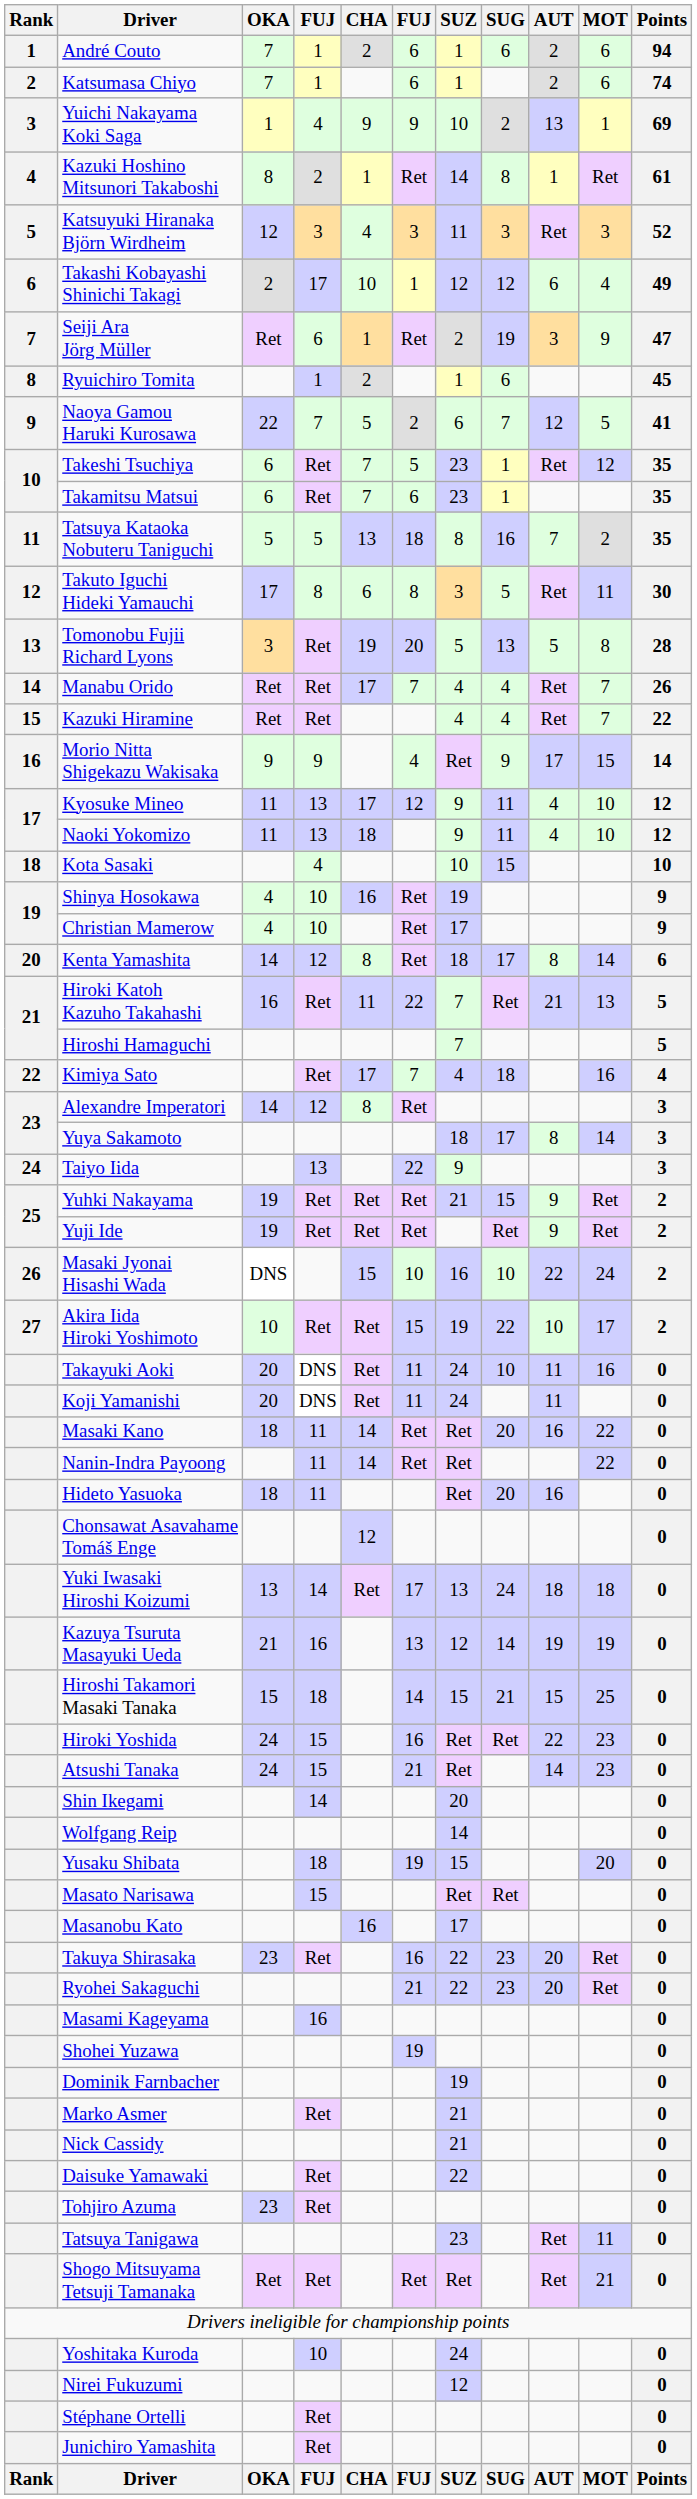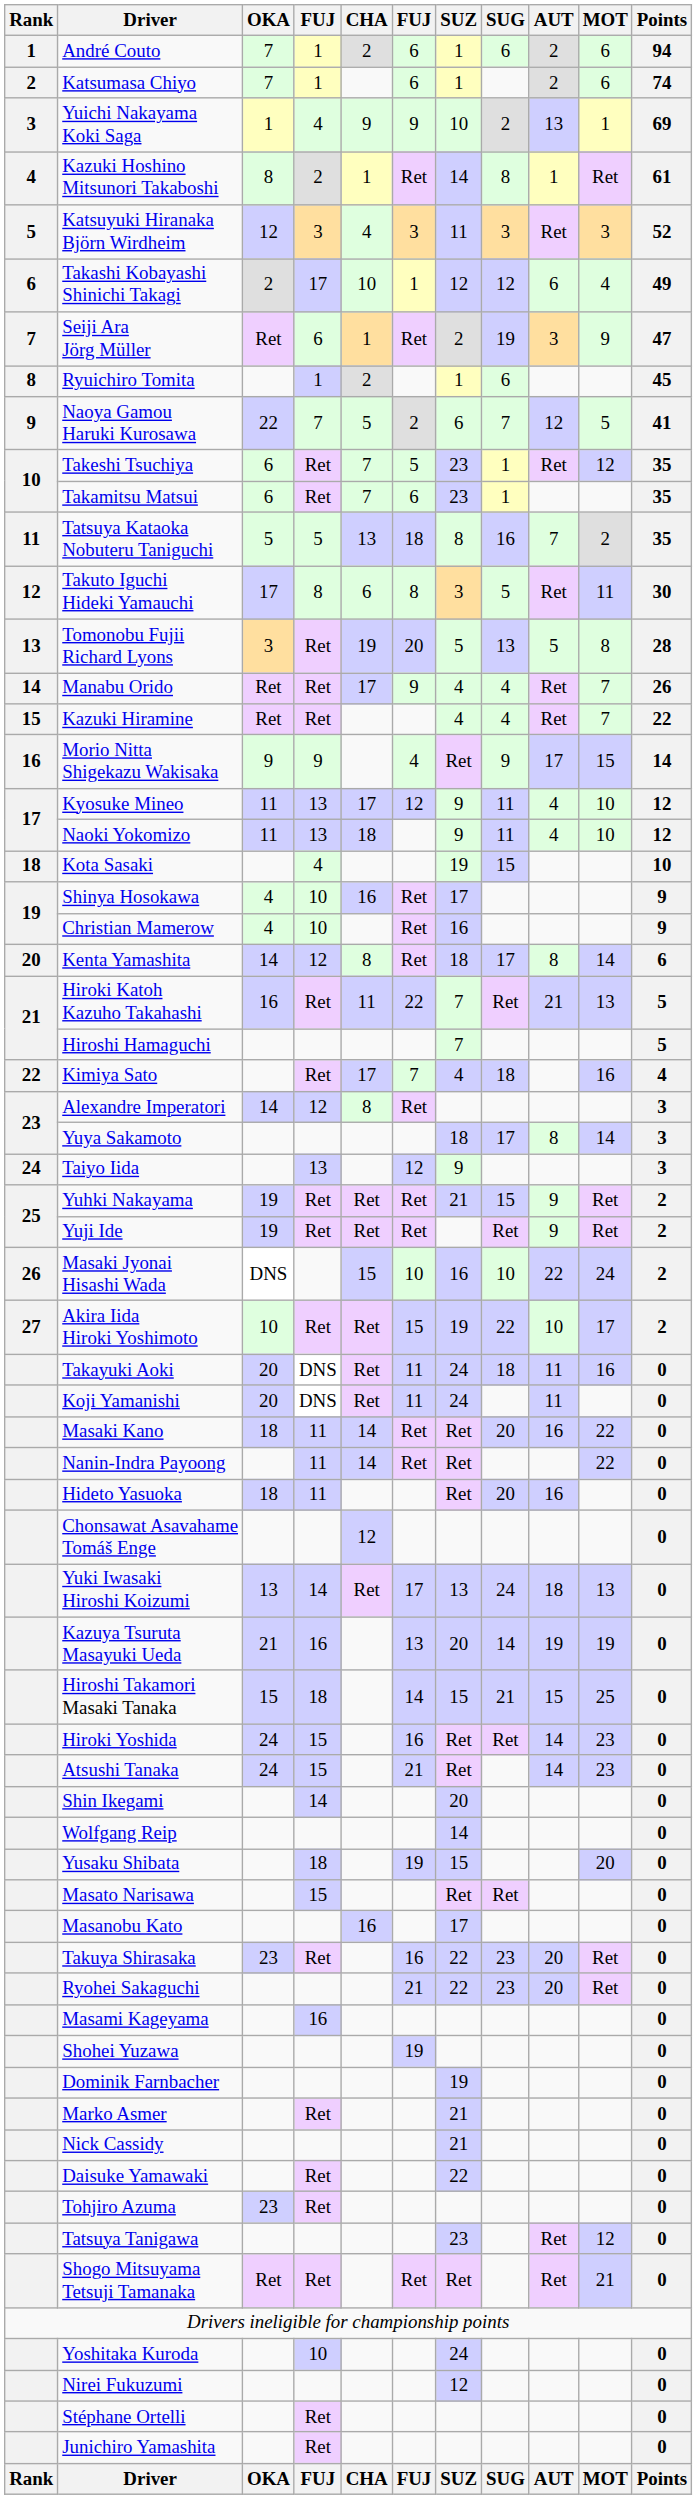(414, 687) 7 -> (414, 687) 9
(459, 865) 10 -> (459, 865) 19
(459, 897) 19 -> (459, 897) 17
(459, 928) 17 -> (459, 928) 16
(414, 1168) 22 -> (414, 1168) 12
(505, 1369) 10 -> (505, 1369) 18
(605, 1589) 18 -> (605, 1589) 13
(459, 1643) 12 -> (459, 1643) 20
(554, 1738) 22 -> (554, 1738) 14
(605, 2237) 11 -> (605, 2237) 12
